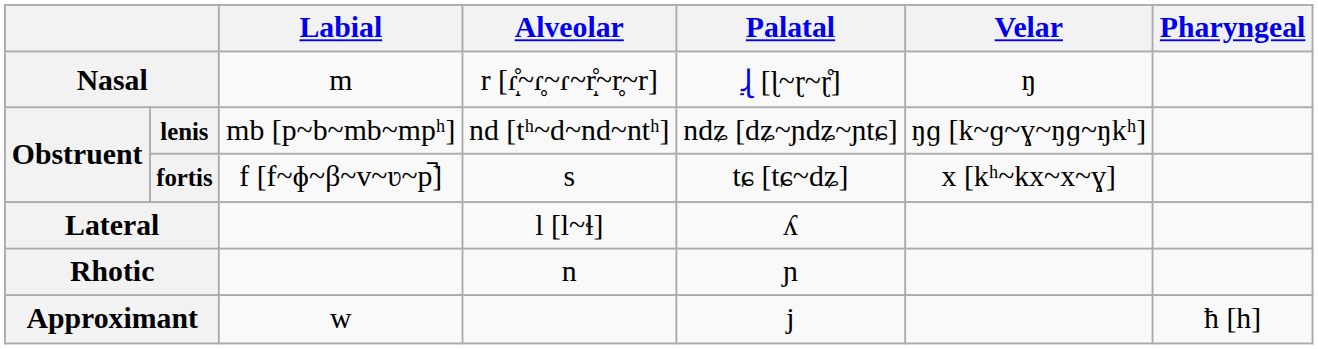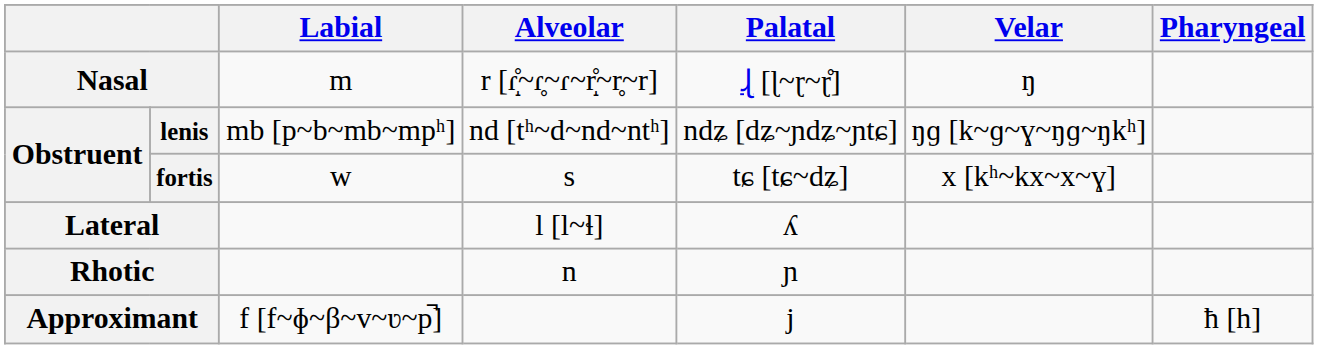(341, 177) f [f~ɸ~β~v~ʋ~p̚] -> (341, 177) w
(341, 318) w -> (341, 318) f [f~ɸ~β~v~ʋ~p̚]
